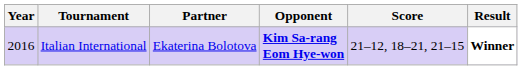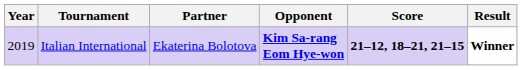(21, 45) 2016 -> (21, 45) 2019
(407, 45) normal -> (407, 45) bold
